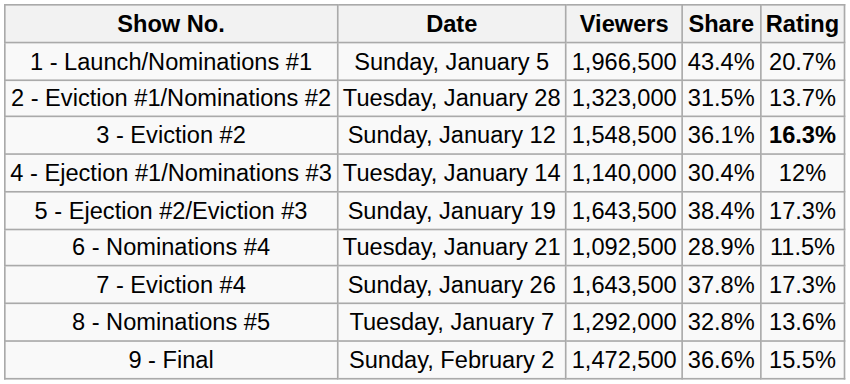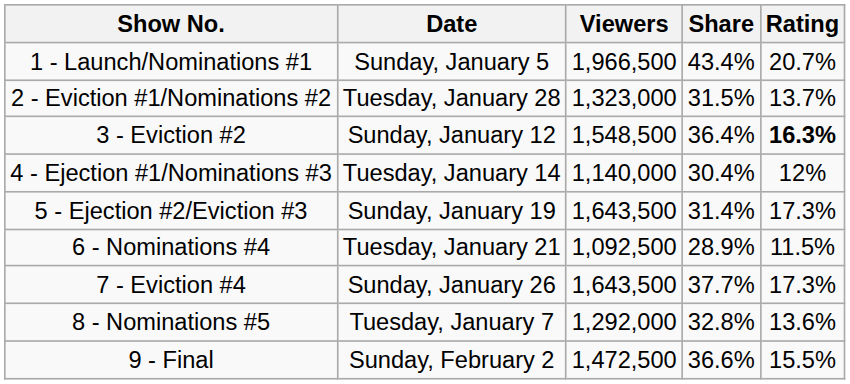(721, 136) 36.1% -> (721, 136) 36.4%
(721, 210) 38.4% -> (721, 210) 31.4%
(721, 285) 37.8% -> (721, 285) 37.7%
